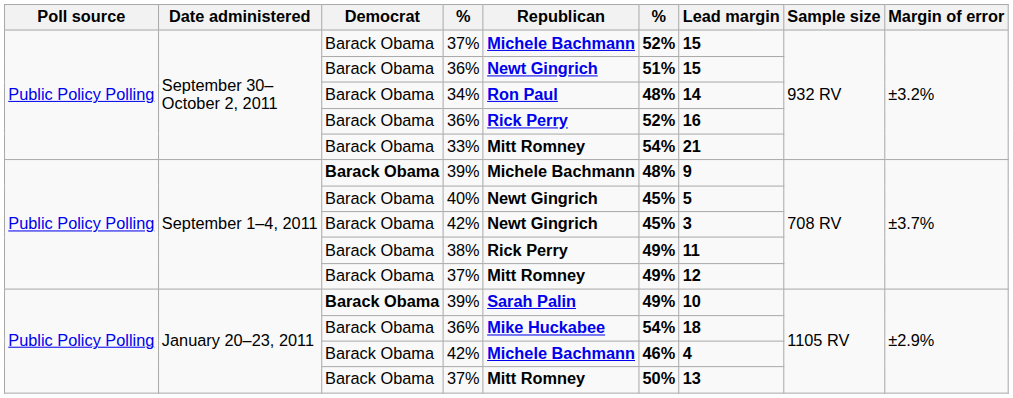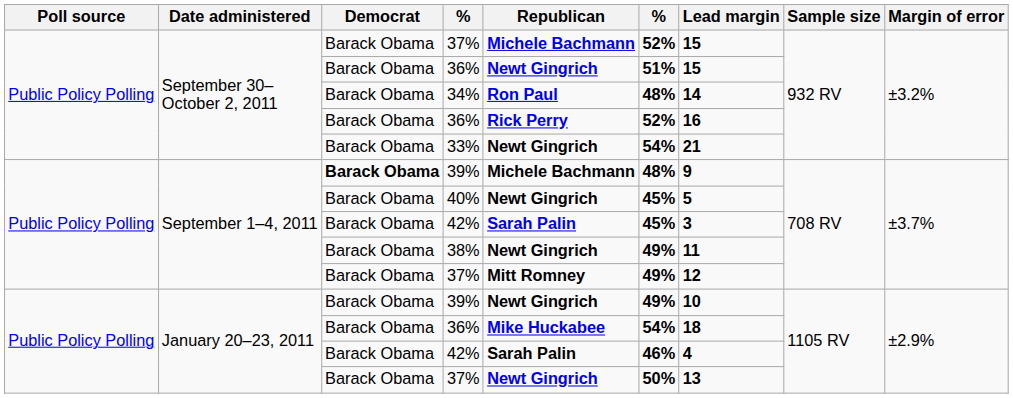(536, 146) Mitt Romney -> (542, 146) Newt Gingrich
(542, 224) Newt Gingrich -> (532, 224) Sarah Palin
(528, 250) Rick Perry -> (542, 250) Newt Gingrich
(382, 302) bold -> (380, 302) normal
(532, 302) Sarah Palin -> (542, 302) Newt Gingrich
(561, 353) Michele Bachmann -> (532, 353) Sarah Palin
(536, 379) Mitt Romney -> (542, 379) Newt Gingrich
